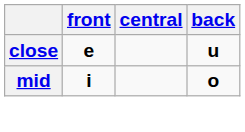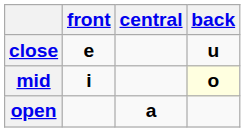(213, 80) no background -> (213, 80) lightyellow background
+ row: (34, 111)
